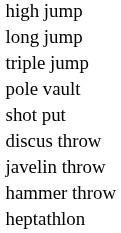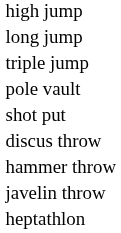rows swapped: (61, 192) <-> (56, 166)
